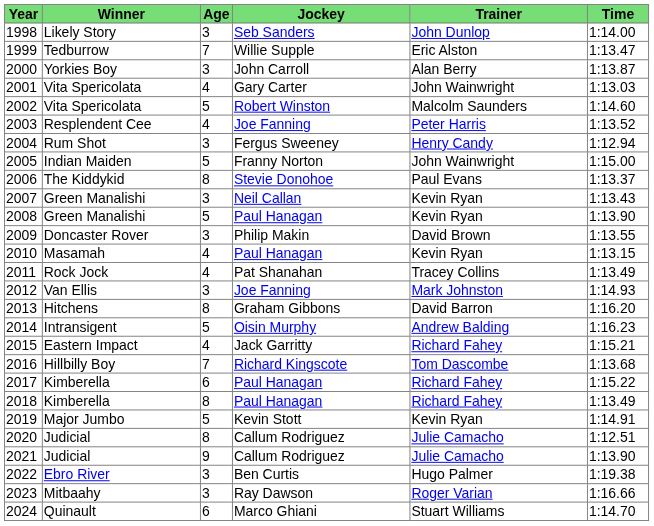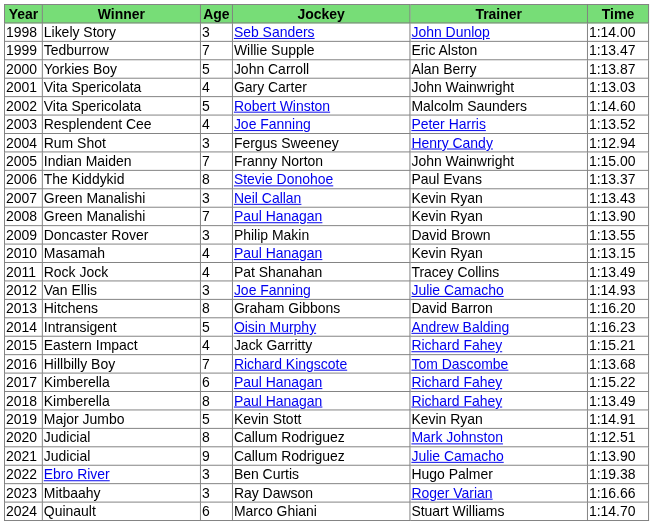(206, 69) 3 -> (206, 69) 5
(206, 161) 5 -> (206, 161) 7
(206, 216) 5 -> (206, 216) 7
(457, 290) Mark Johnston -> (458, 290) Julie Camacho
(458, 438) Julie Camacho -> (457, 438) Mark Johnston
